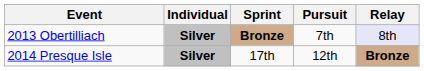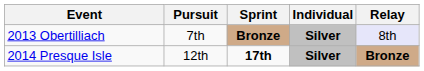columns swapped: (198, 14) <-> (325, 14)
(262, 55) normal -> (258, 55) bold
